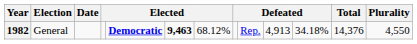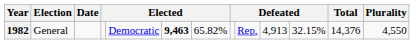(135, 30) bold -> (134, 30) normal
(214, 30) 68.12% -> (211, 30) 65.82%
(312, 30) 34.18% -> (309, 30) 32.15%
